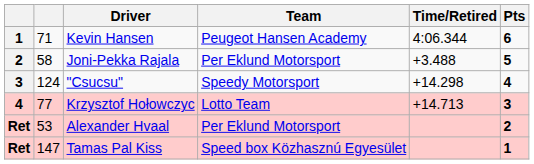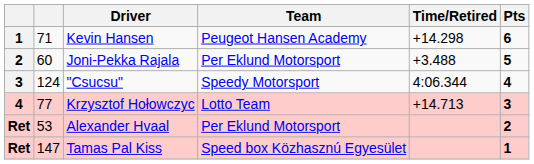(440, 38) 4:06.344 -> (438, 38) +14.298
(45, 60) 58 -> (45, 60) 60
(438, 82) +14.298 -> (440, 82) 4:06.344
